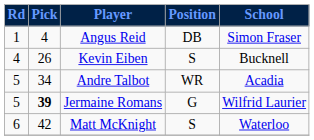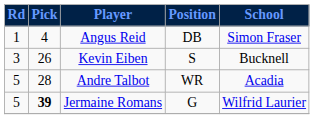(16, 59) 4 -> (16, 59) 3
(45, 80) 34 -> (45, 80) 28
- row: (113, 124)
